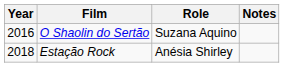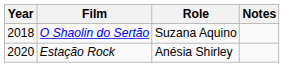(21, 33) 2016 -> (21, 33) 2018
(21, 52) 2018 -> (21, 52) 2020
